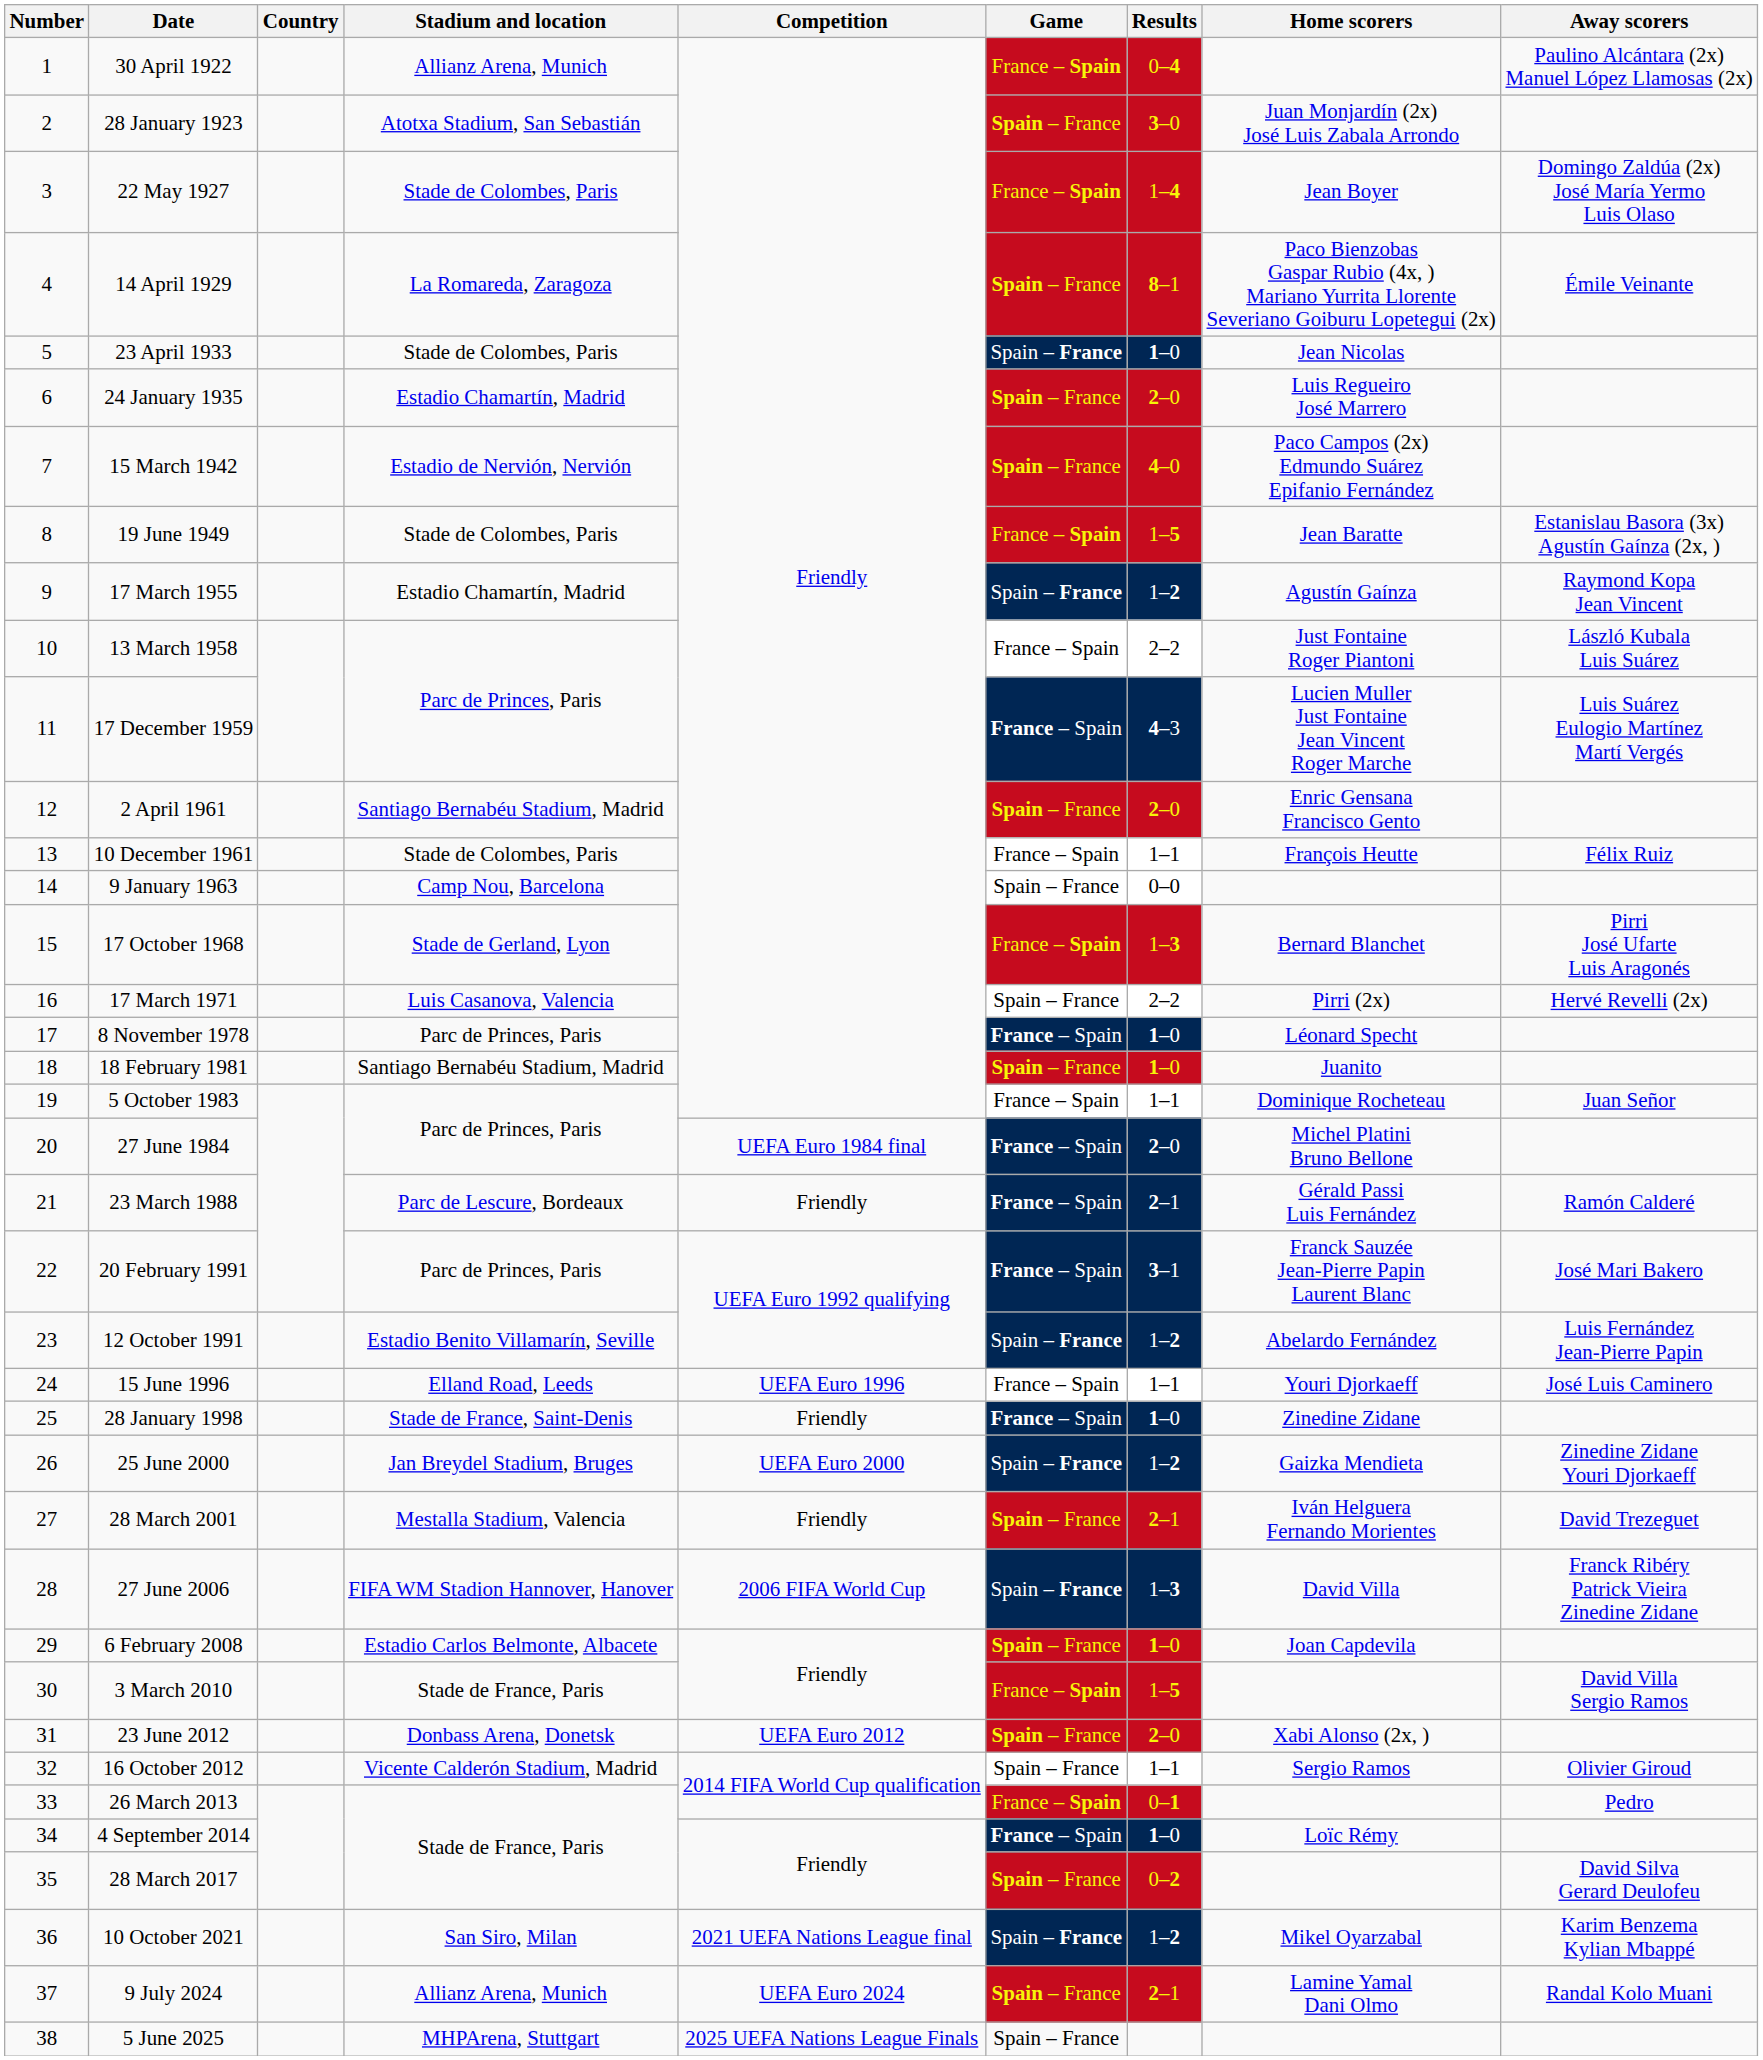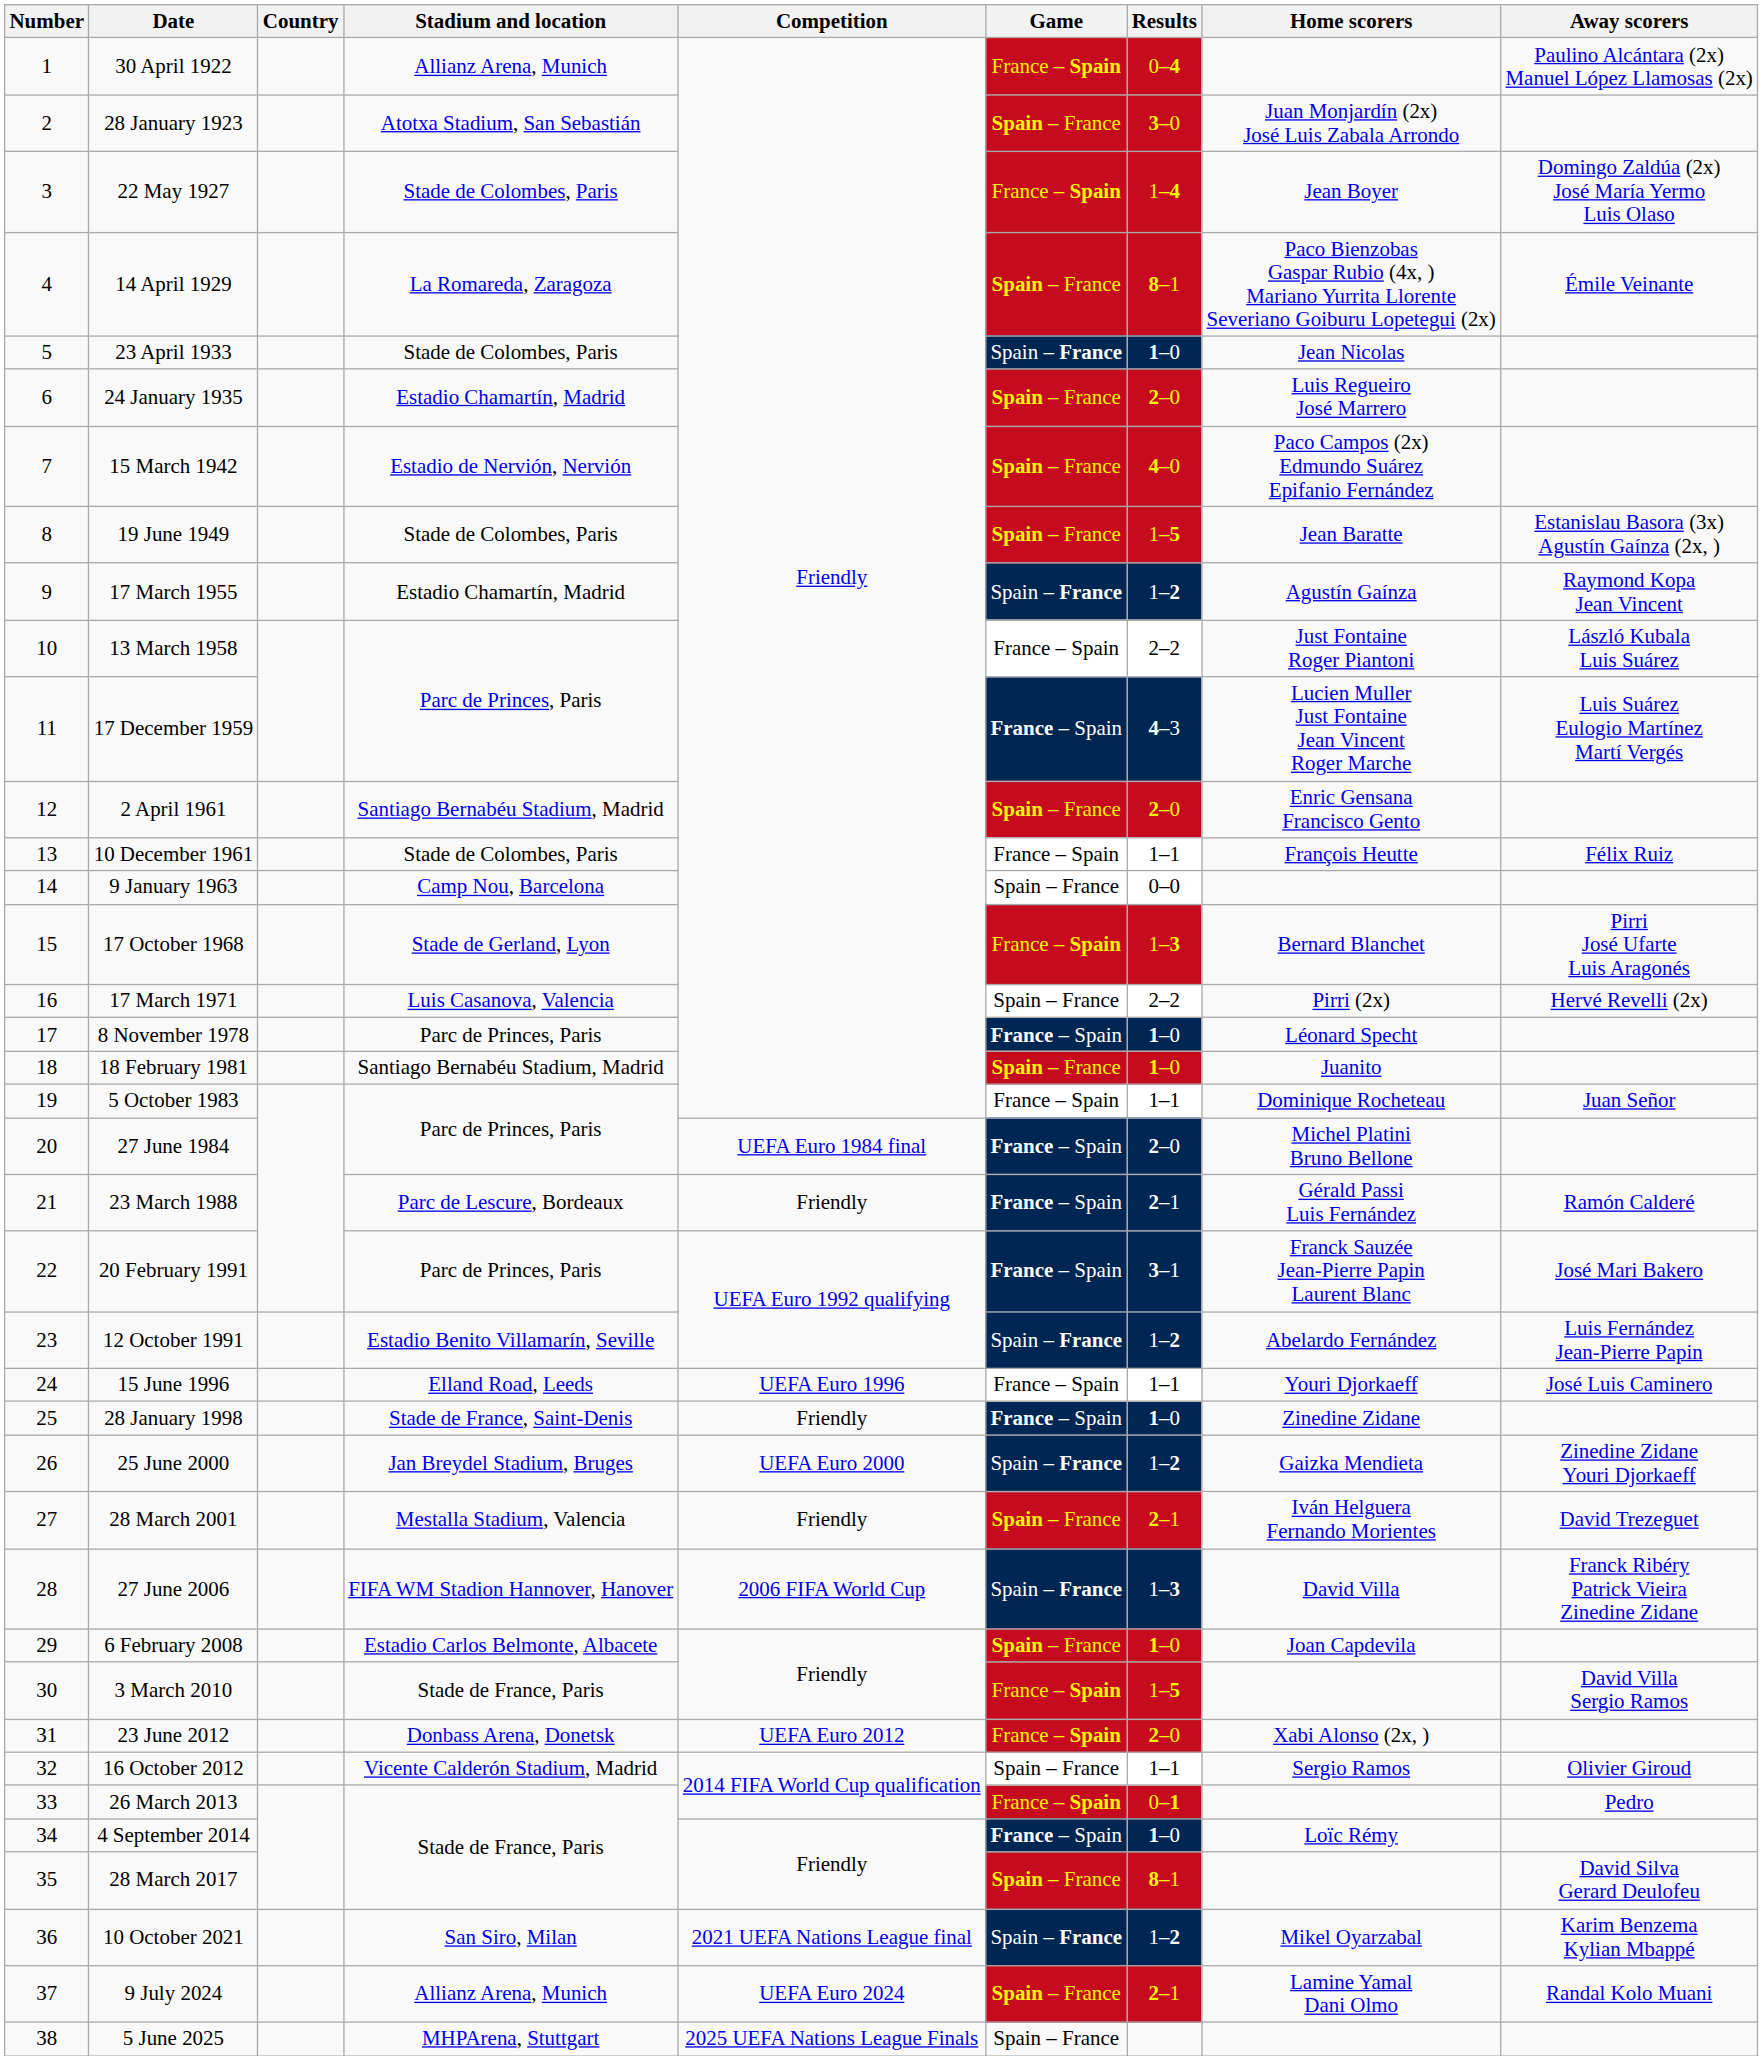(1056, 534) France – Spain -> (1056, 534) Spain – France
(1056, 1735) Spain – France -> (1056, 1735) France – Spain
(1164, 1880) 0–2 -> (1164, 1880) 8–1
